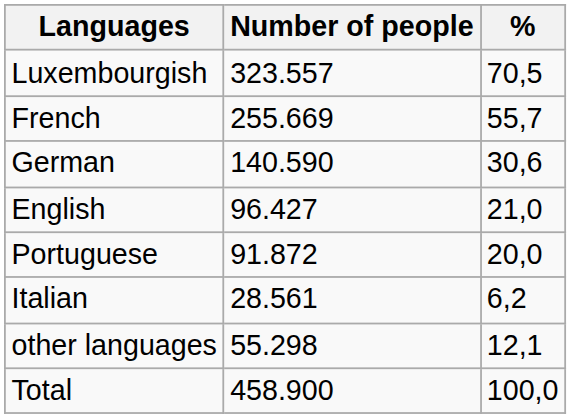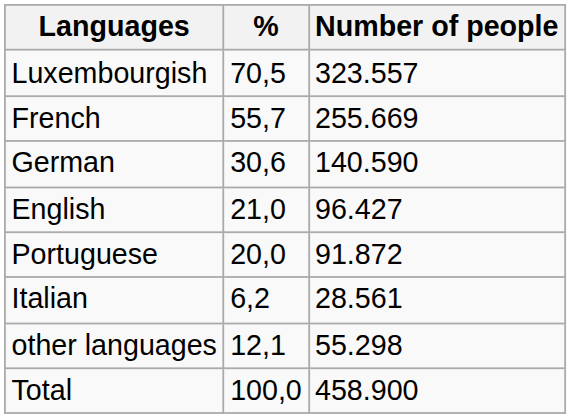columns swapped: (352, 27) <-> (523, 27)
